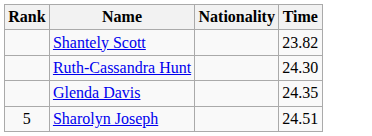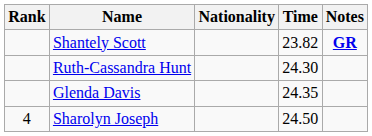+ column: (345, 17)
(27, 118) 5 -> (27, 118) 4
(300, 118) 24.51 -> (300, 118) 24.50
